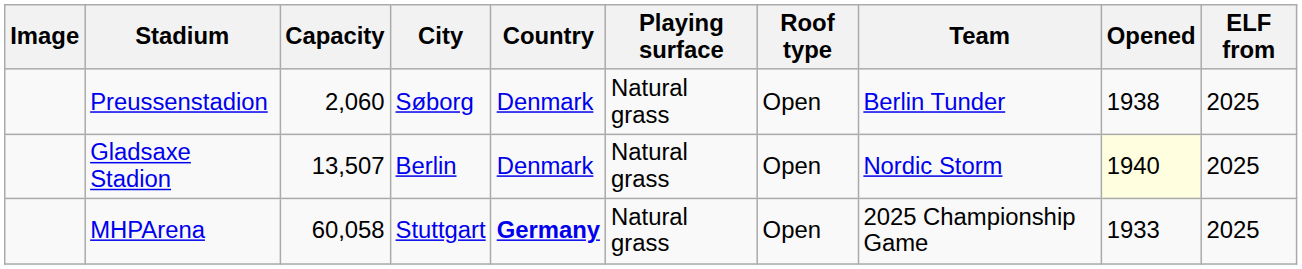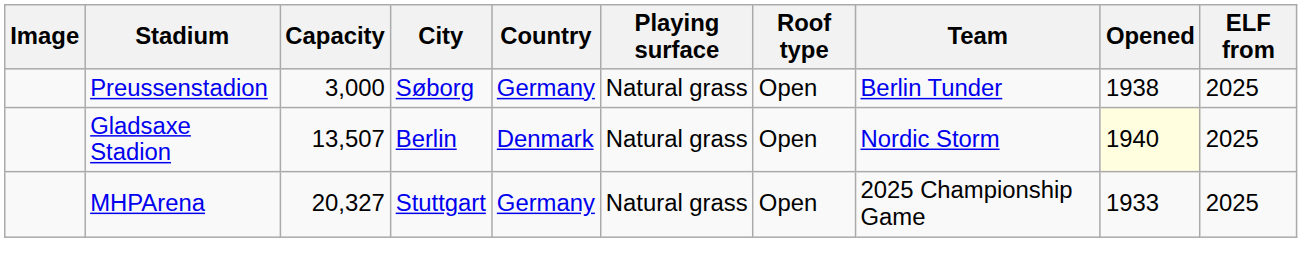(355, 101) 2,060 -> (355, 88) 3,000
(545, 101) Denmark -> (546, 88) Germany
(348, 230) 60,058 -> (348, 203) 20,327
(548, 230) bold -> (546, 203) normal
